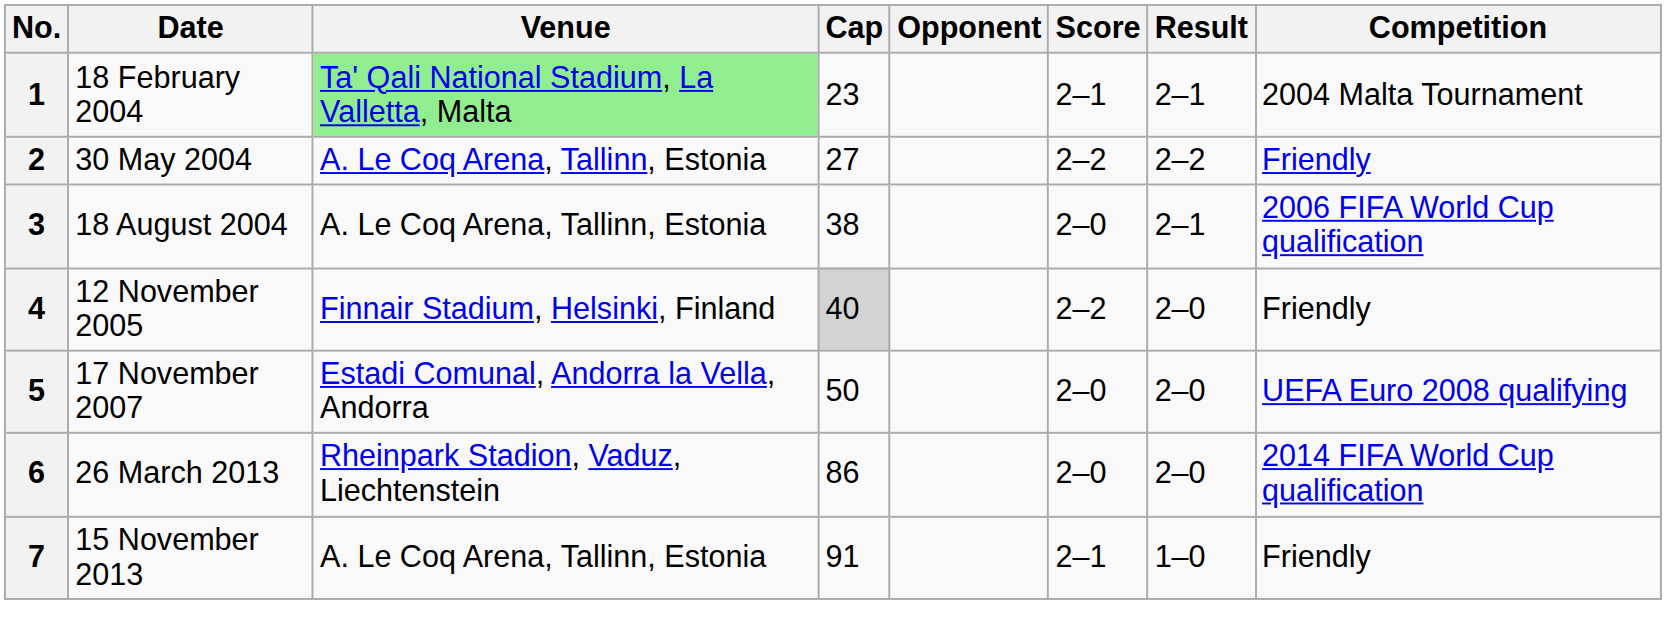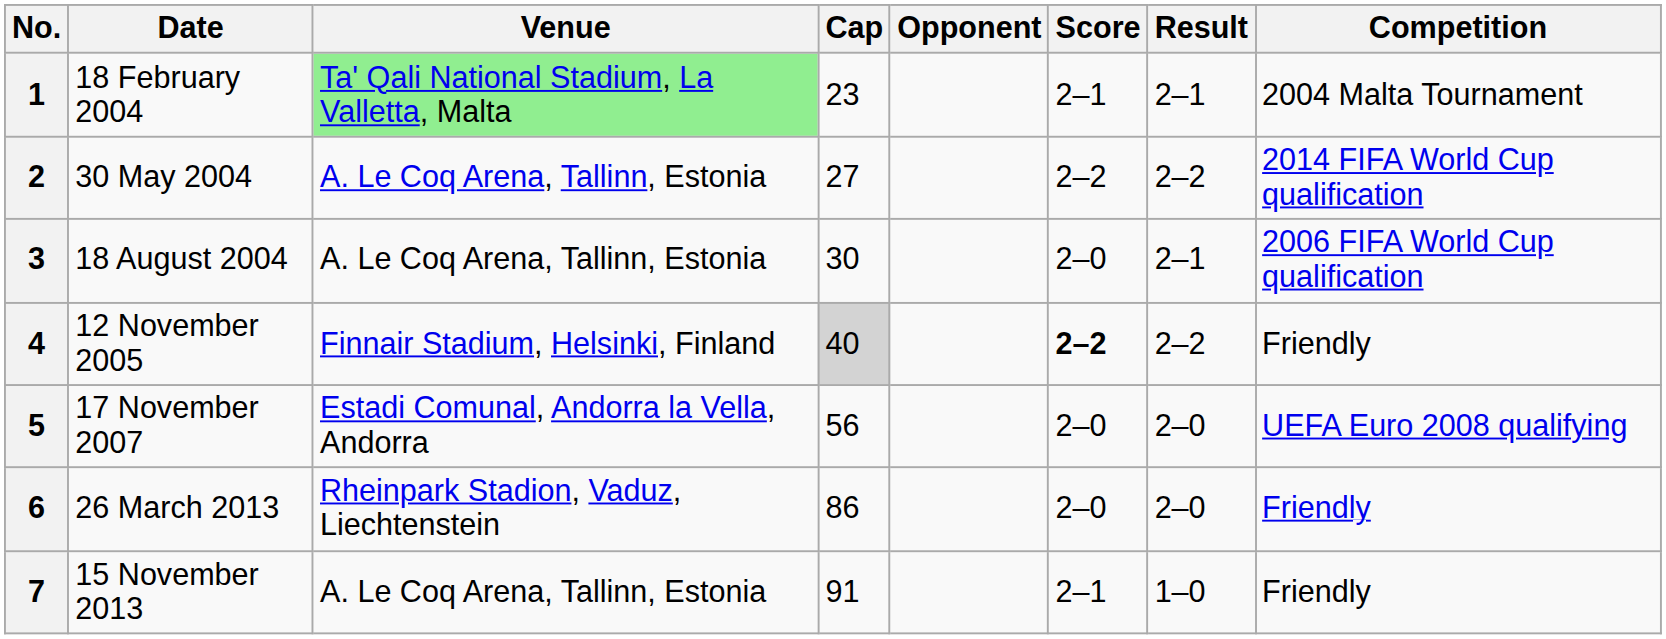(1316, 160) Friendly -> (1408, 177) 2014 FIFA World Cup qualification
(842, 225) 38 -> (842, 260) 30
(1081, 308) normal -> (1081, 342) bold
(1180, 308) 2–0 -> (1180, 342) 2–2
(842, 391) 50 -> (842, 425) 56
(1408, 474) 2014 FIFA World Cup qualification -> (1316, 508) Friendly
